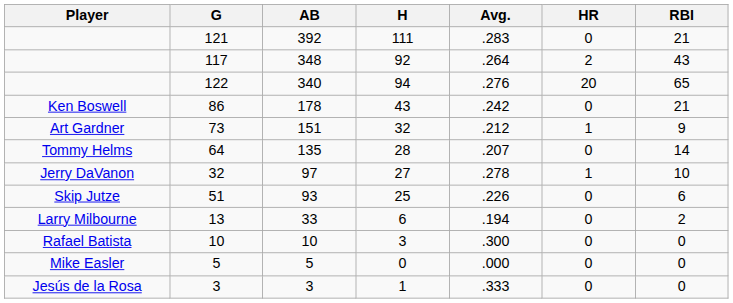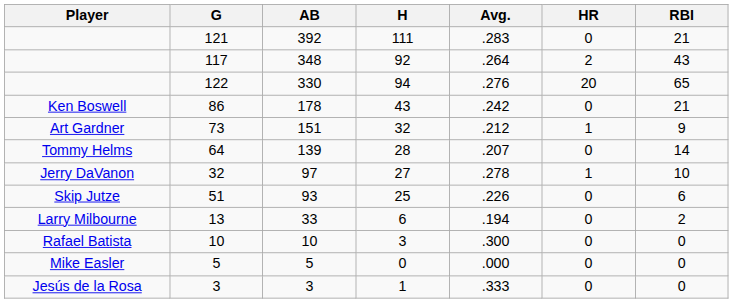(309, 83) 340 -> (309, 83) 330
(309, 151) 135 -> (309, 151) 139
